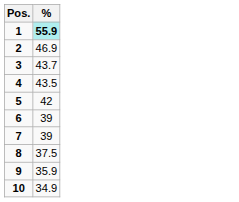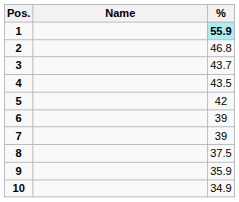+ column: (120, 14)
(46, 49) 46.9 -> (221, 49) 46.8
